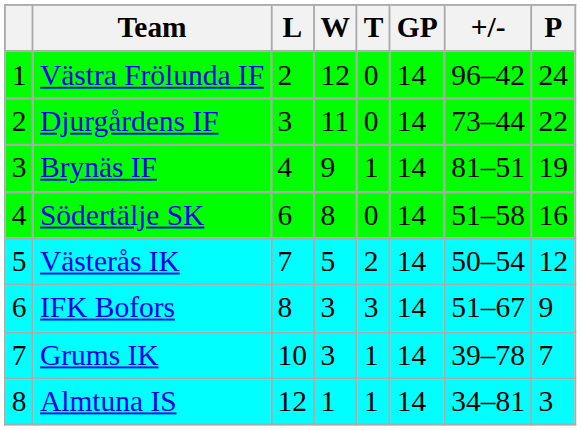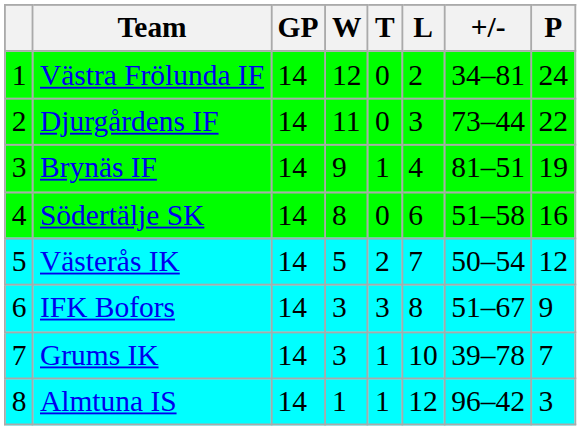columns swapped: (417, 27) <-> (292, 27)
(488, 74) 96–42 -> (488, 74) 34–81
(488, 401) 34–81 -> (488, 401) 96–42
